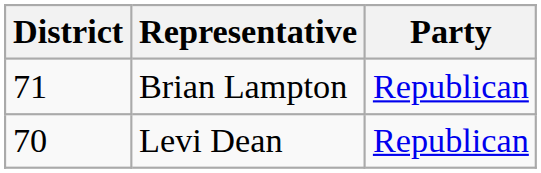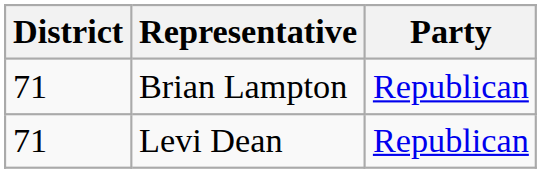(30, 140) 70 -> (30, 140) 71
